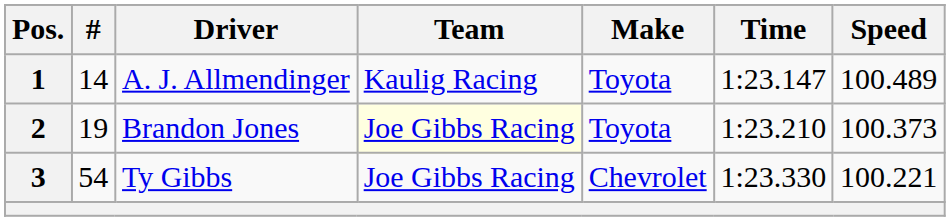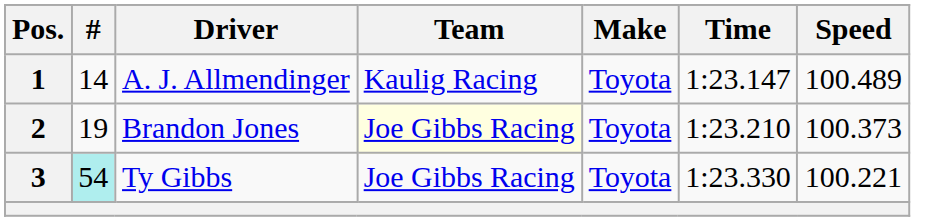(93, 177) no background -> (93, 177) paleturquoise background
(648, 177) Chevrolet -> (630, 177) Toyota
